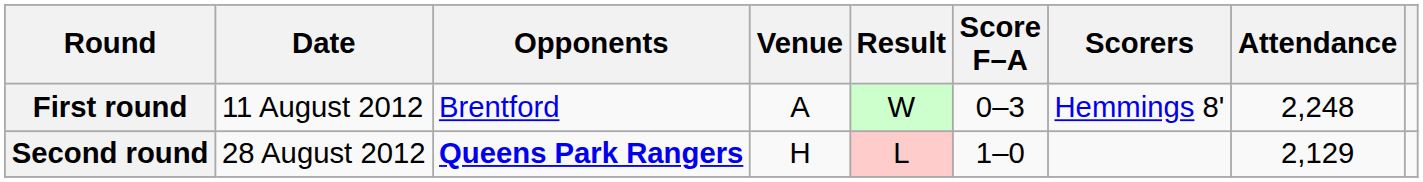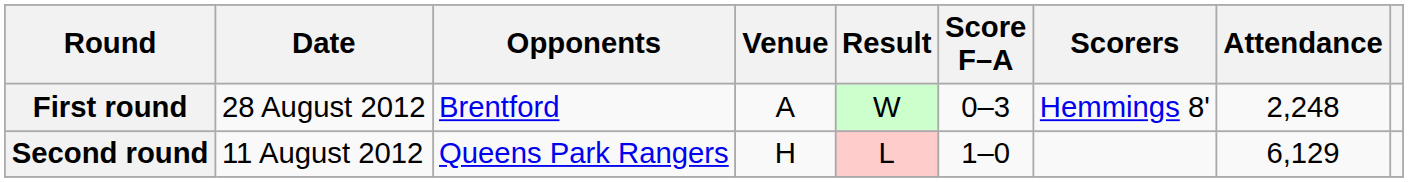(323, 107) 11 August 2012 -> (324, 107) 28 August 2012
(324, 153) 28 August 2012 -> (323, 153) 11 August 2012
(591, 153) bold -> (584, 153) normal
(1318, 153) 2,129 -> (1303, 153) 6,129
